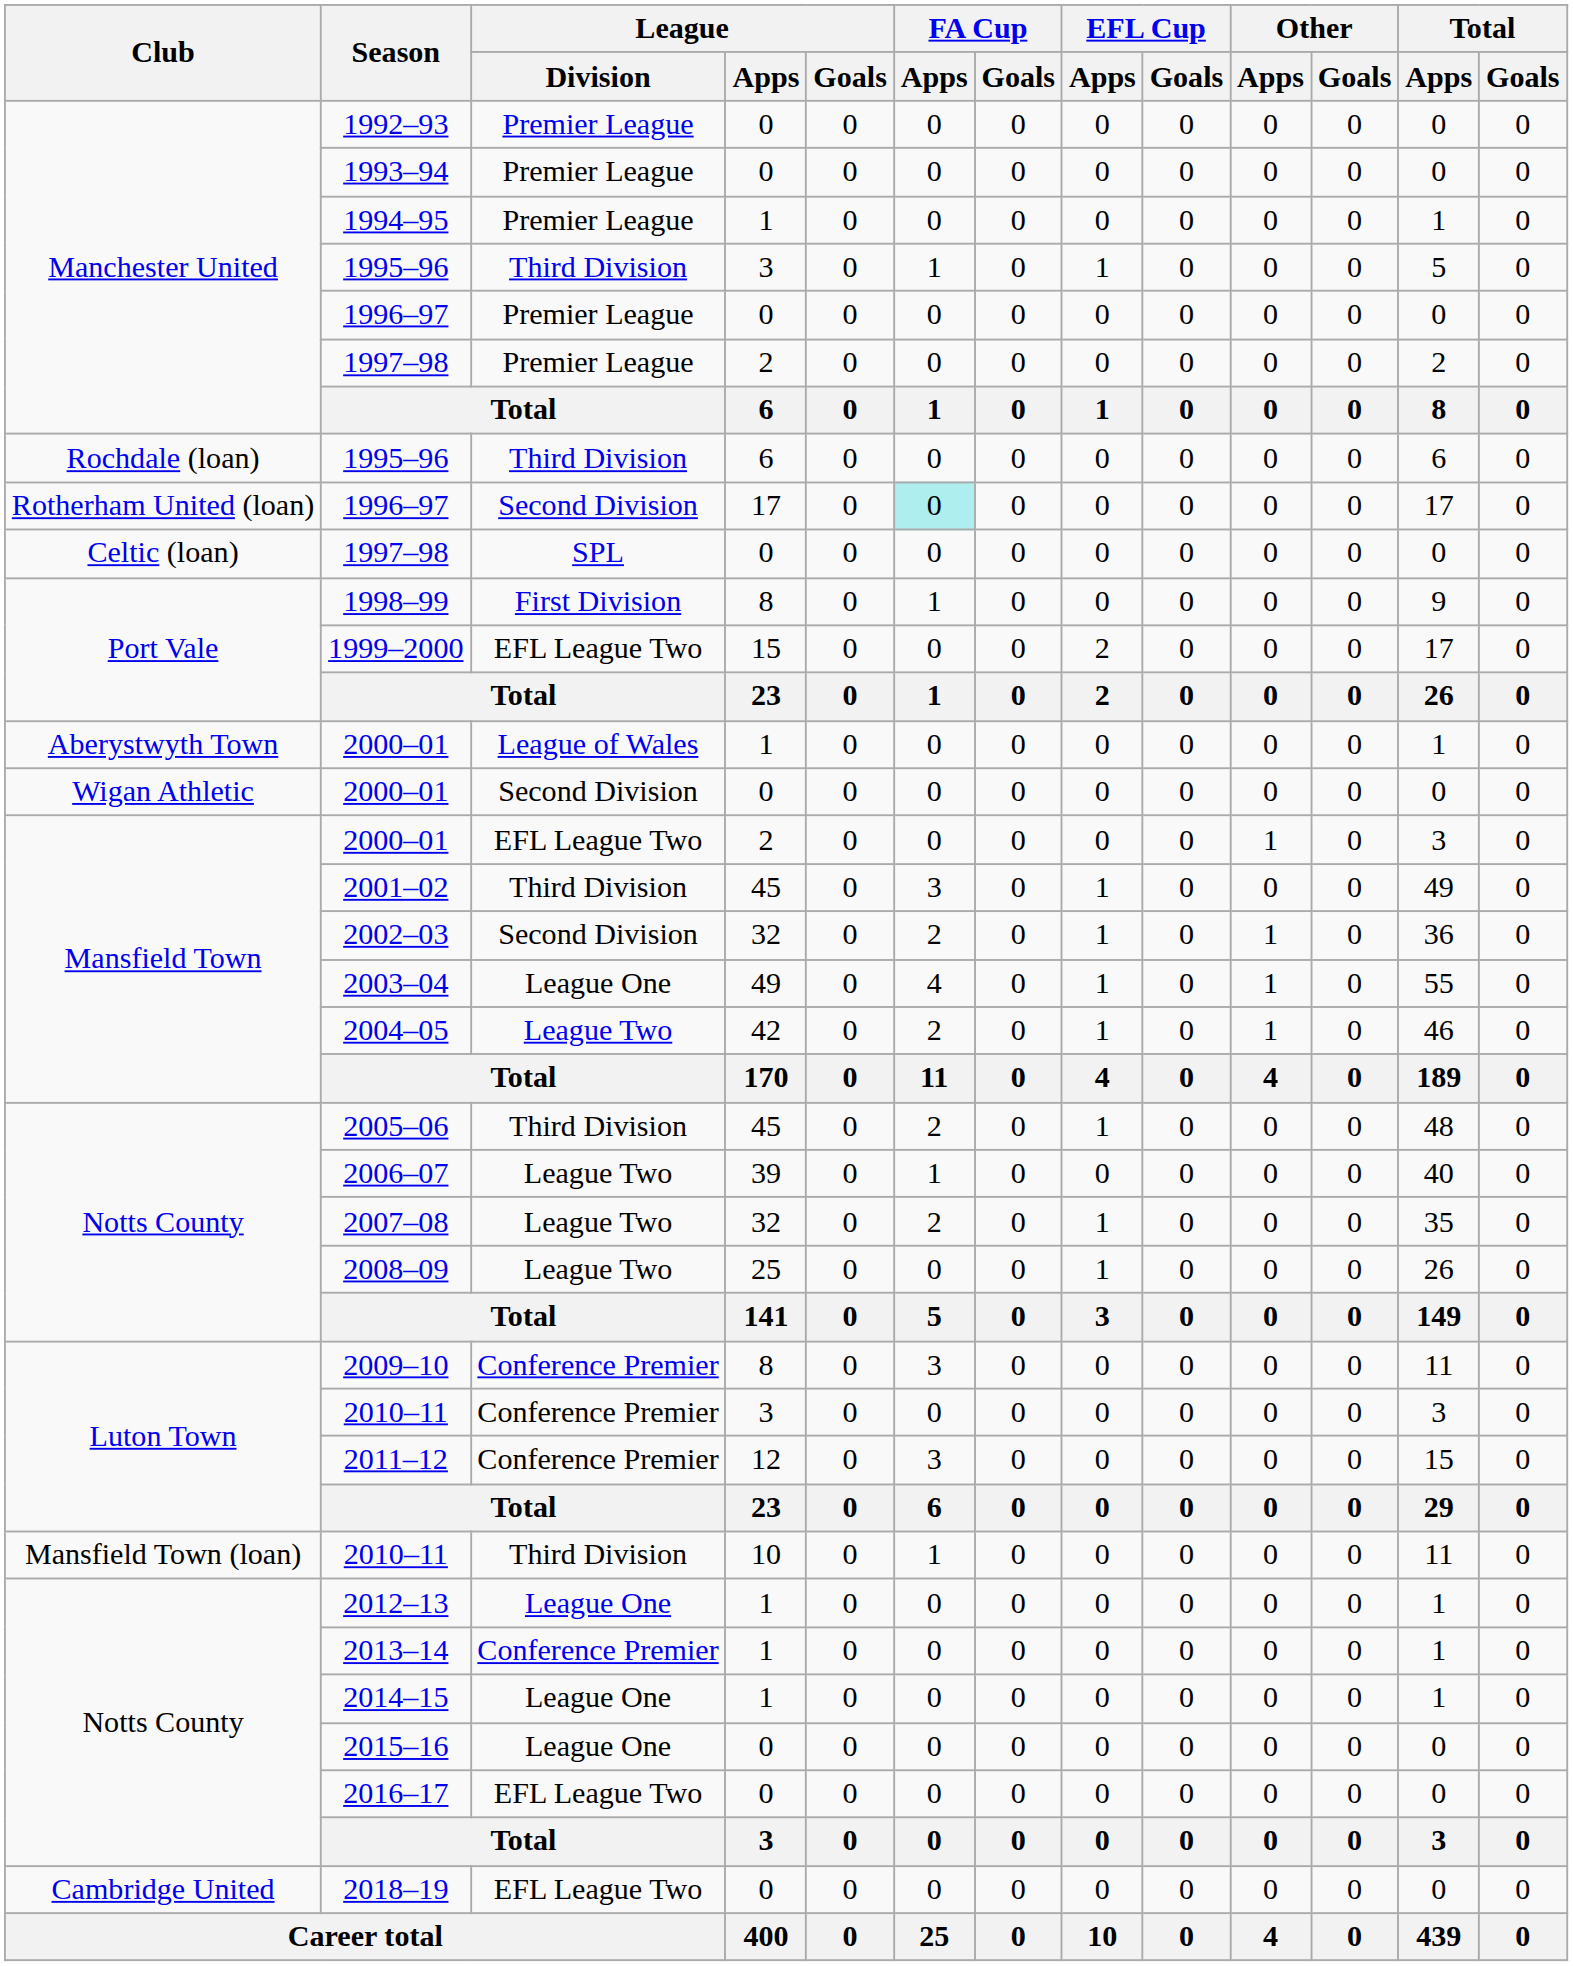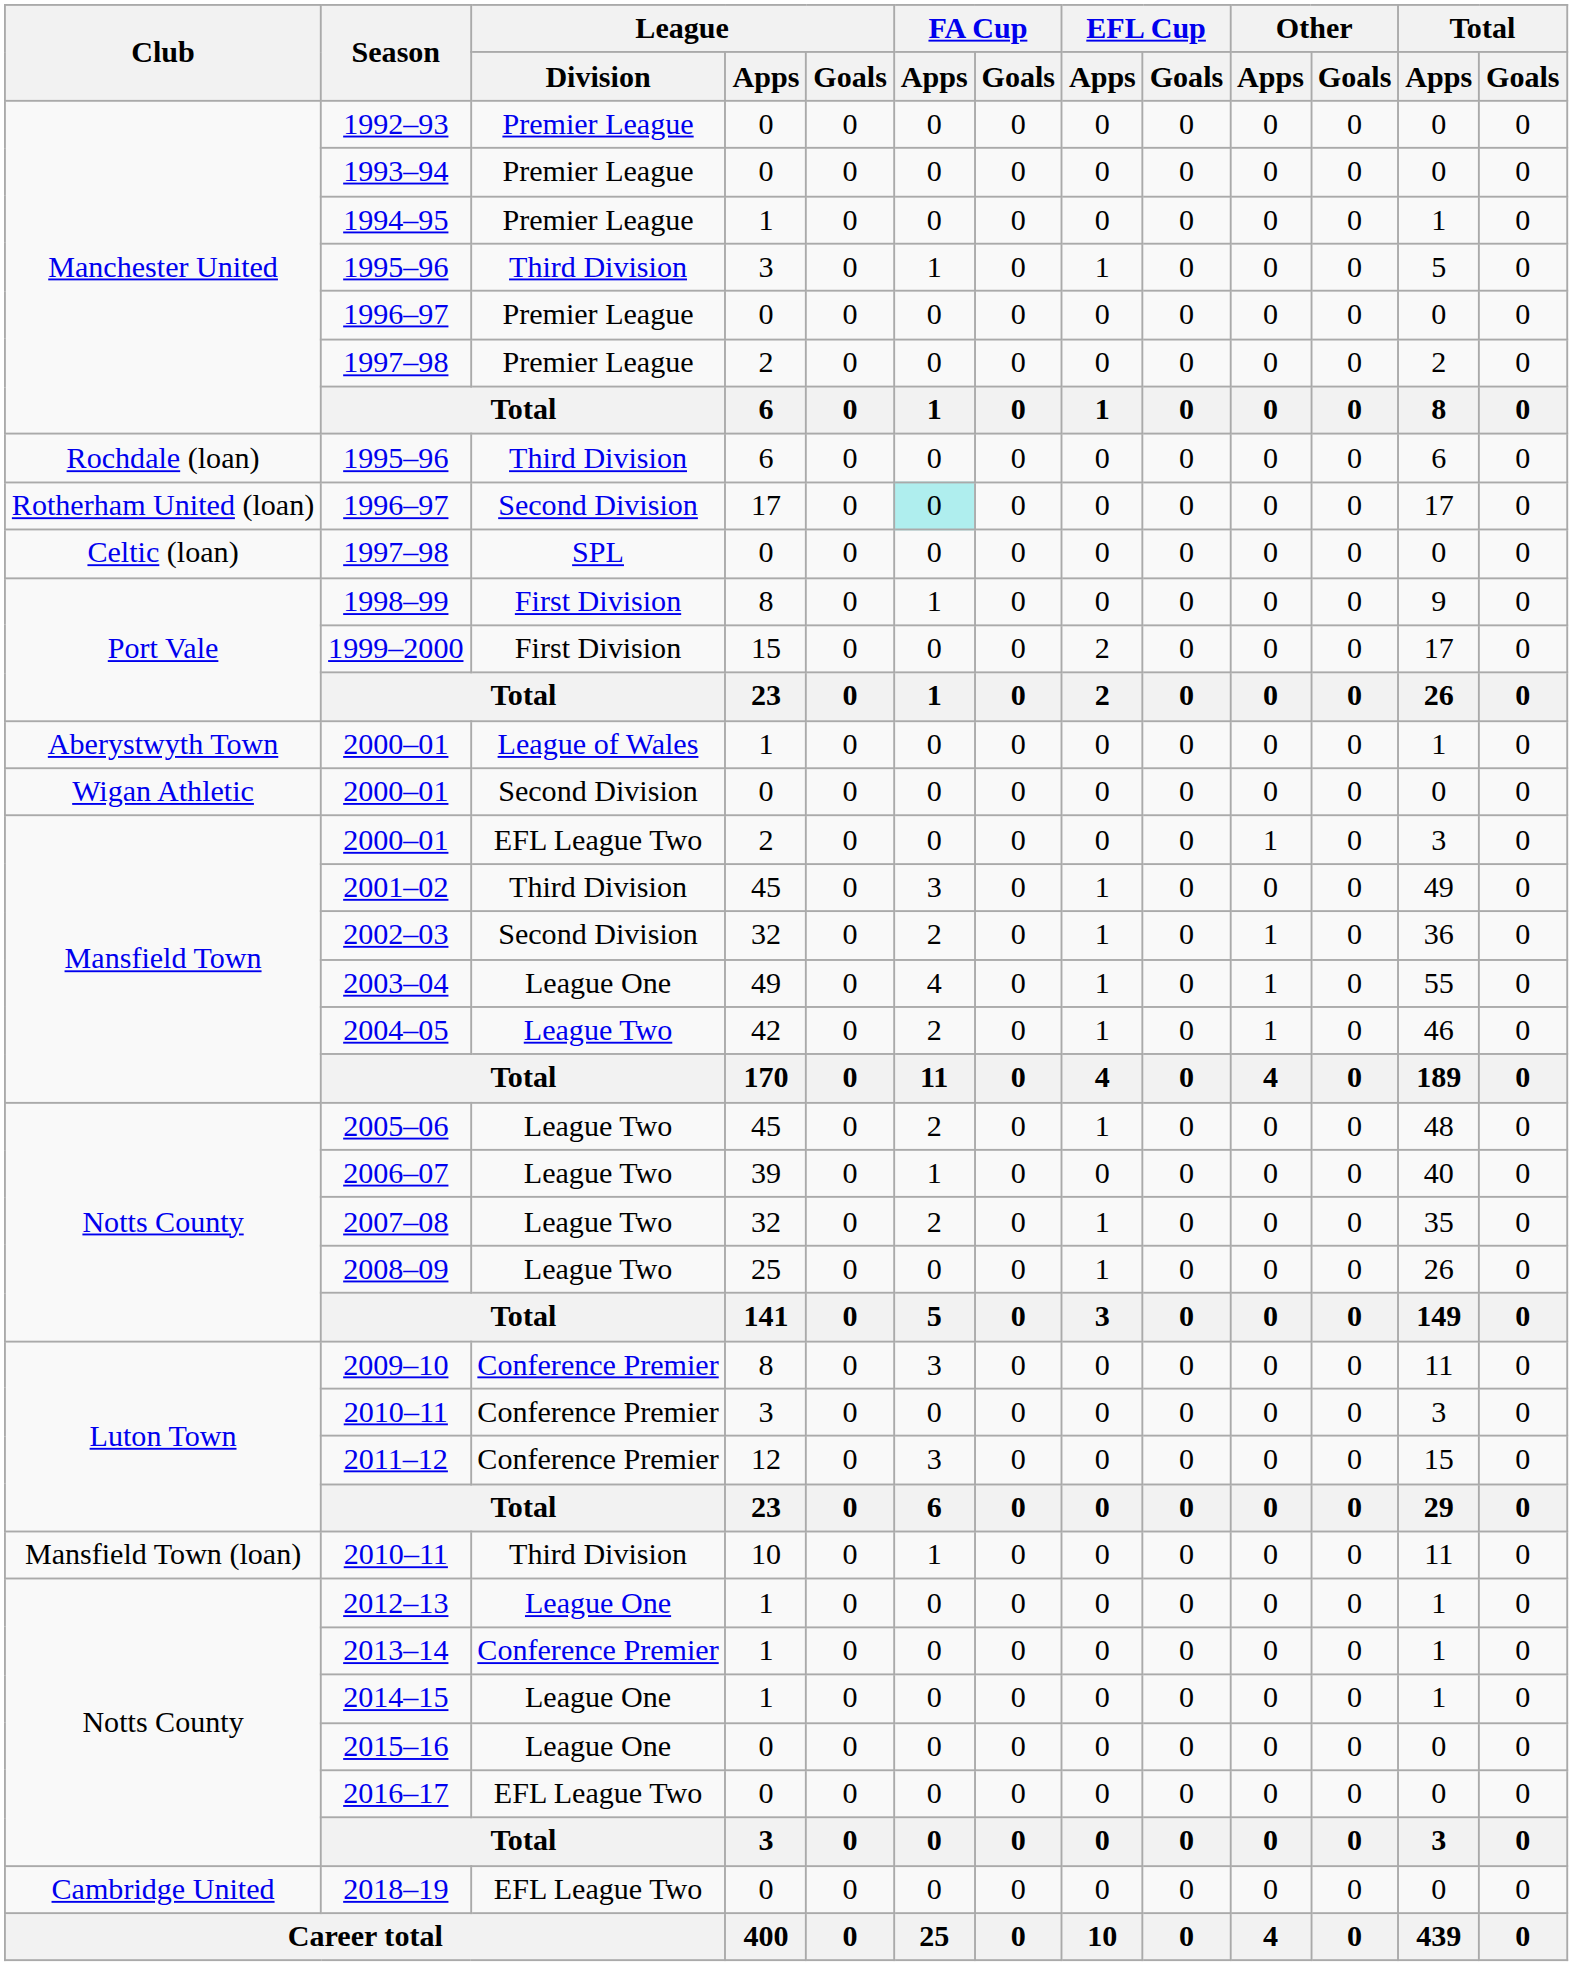(598, 648) EFL League Two -> (598, 648) First Division
(598, 1125) Third Division -> (598, 1125) League Two
